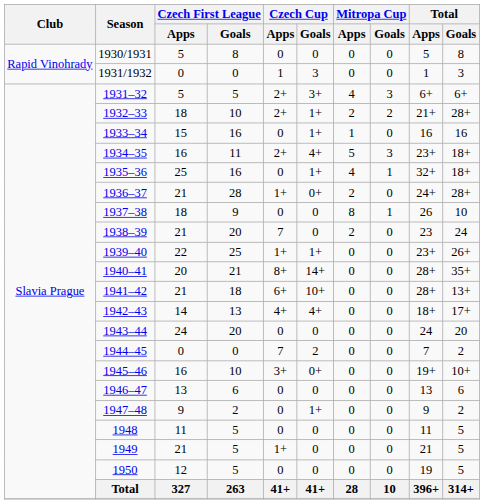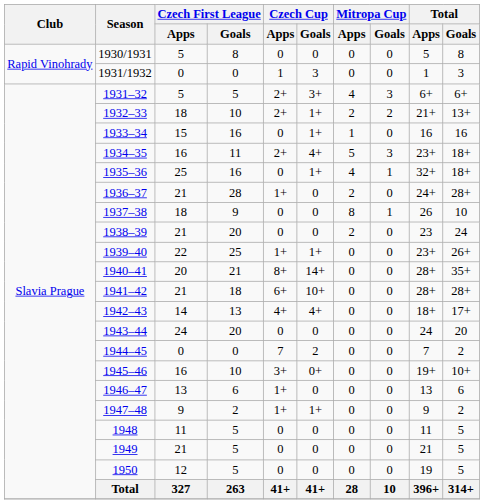(461, 113) 28+ -> (461, 113) 13+
(315, 192) 0+ -> (315, 192) 0
(280, 232) 7 -> (280, 232) 0
(461, 291) 13+ -> (461, 291) 28+
(280, 390) 0 -> (280, 390) 1+
(280, 410) 0 -> (280, 410) 1+
(280, 449) 1+ -> (280, 449) 0
